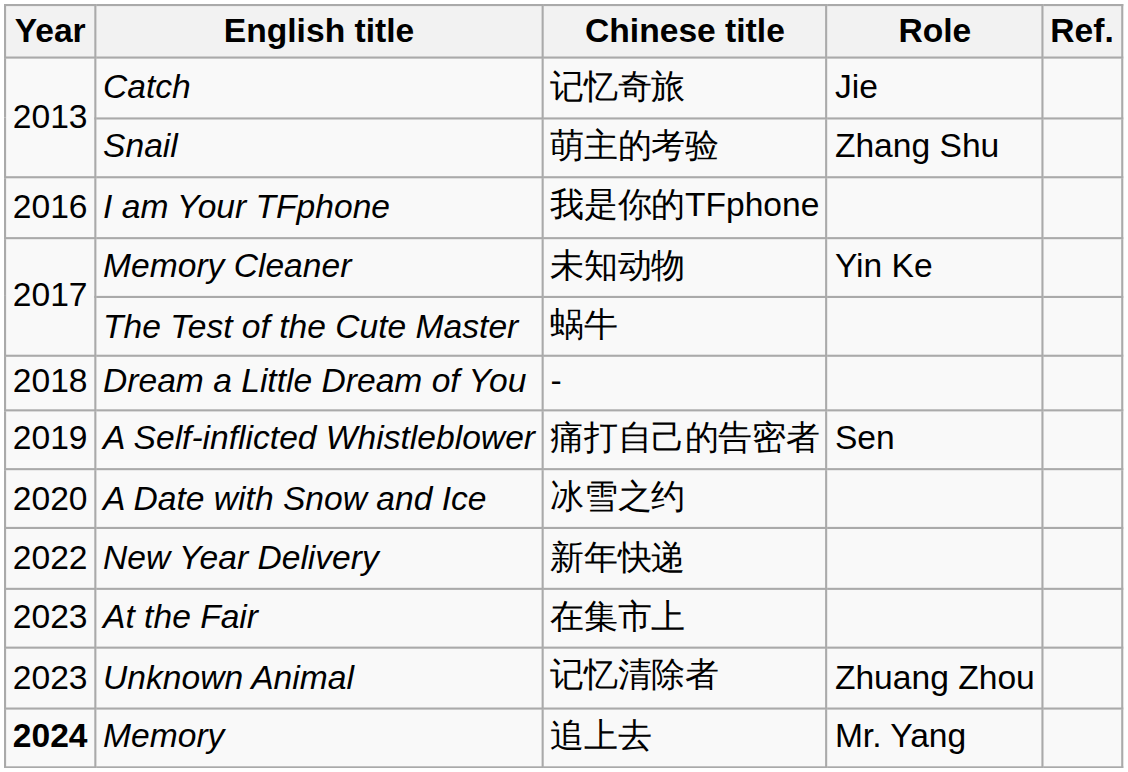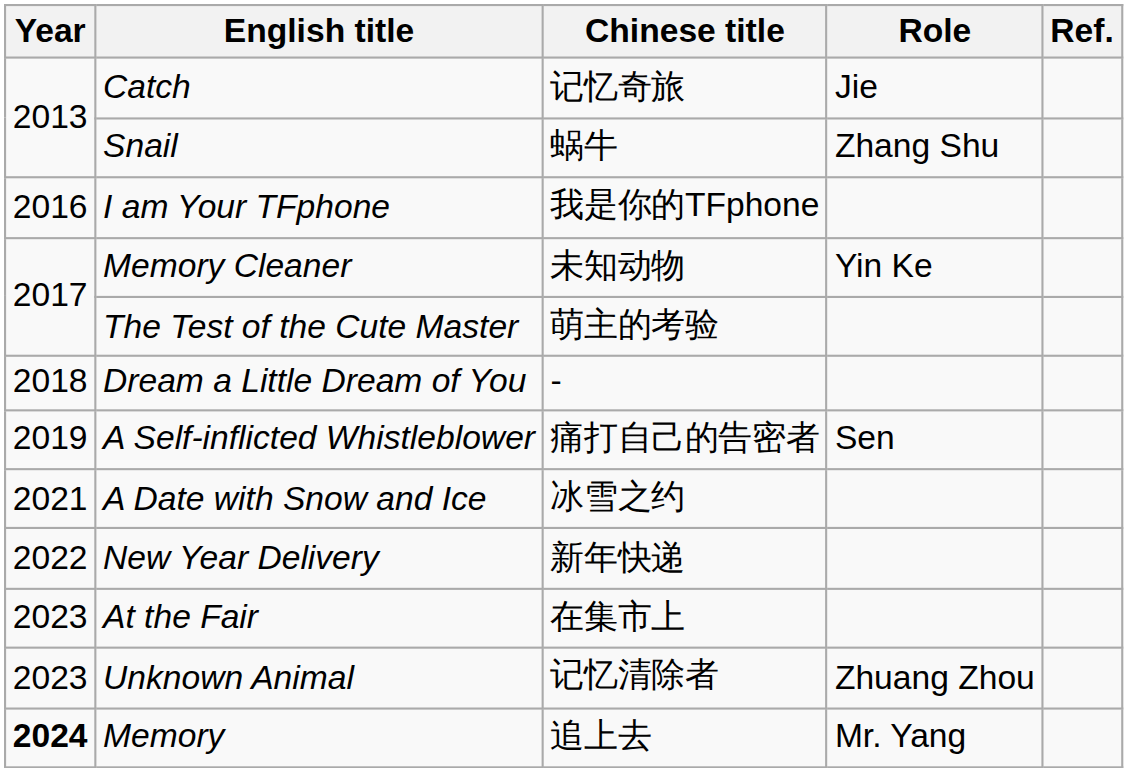(634, 146) 萌主的考验 -> (584, 146) 蜗牛
(584, 324) 蜗牛 -> (634, 324) 萌主的考验
(50, 498) 2020 -> (50, 498) 2021
